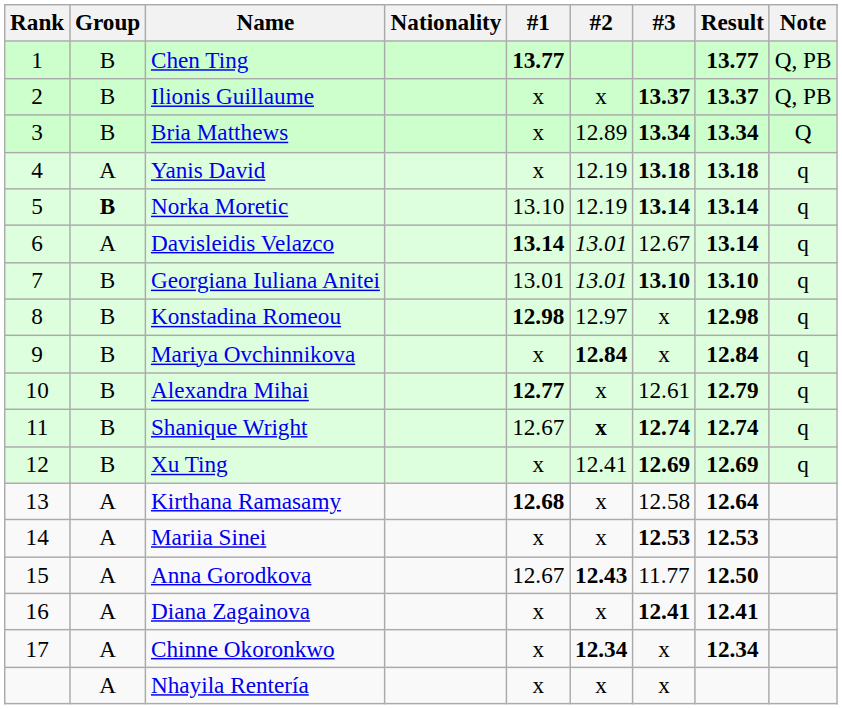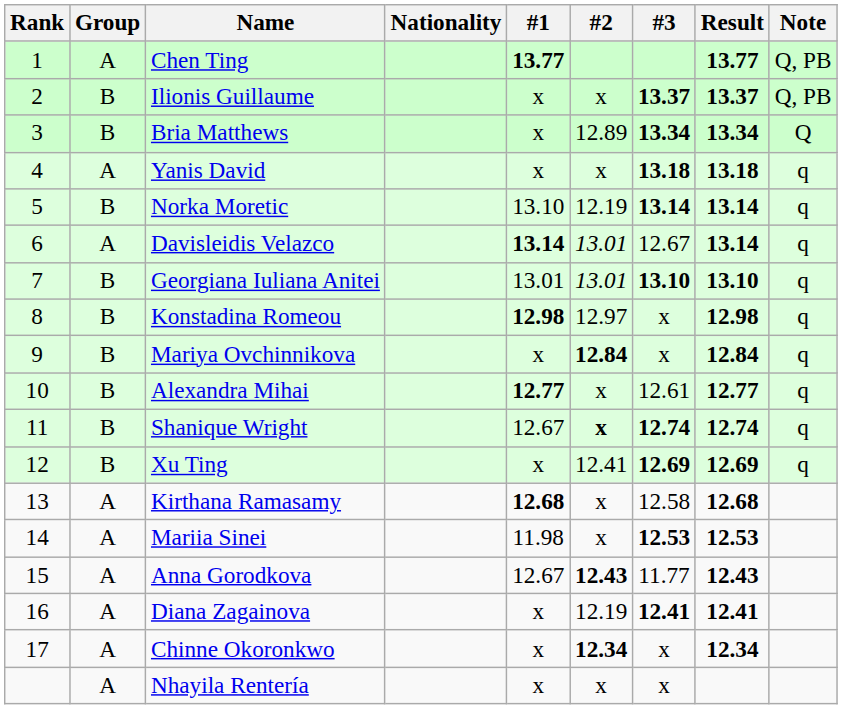(108, 59) B -> (108, 59) A
(601, 170) 12.19 -> (601, 170) x
(108, 206) bold -> (108, 206) normal
(732, 390) 12.79 -> (732, 390) 12.77
(732, 501) 12.64 -> (732, 501) 12.68
(538, 538) x -> (538, 538) 11.98
(732, 574) 12.50 -> (732, 574) 12.43
(601, 611) x -> (601, 611) 12.19
